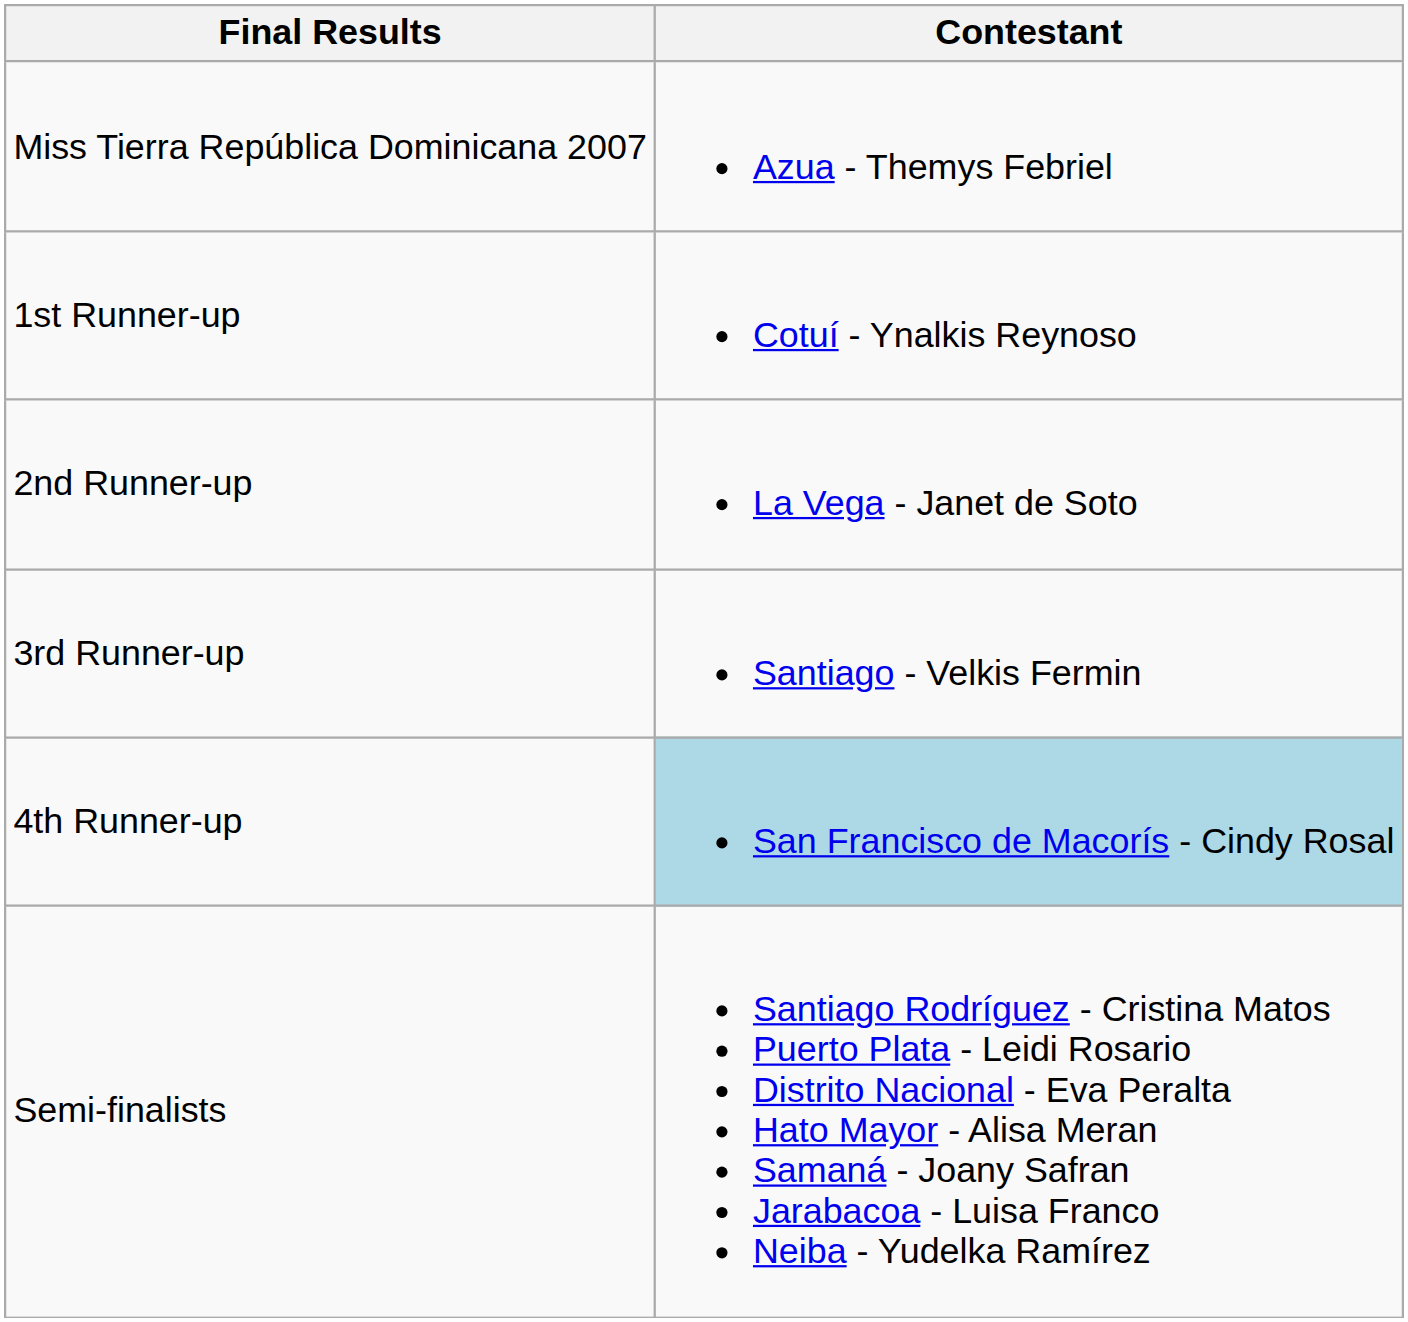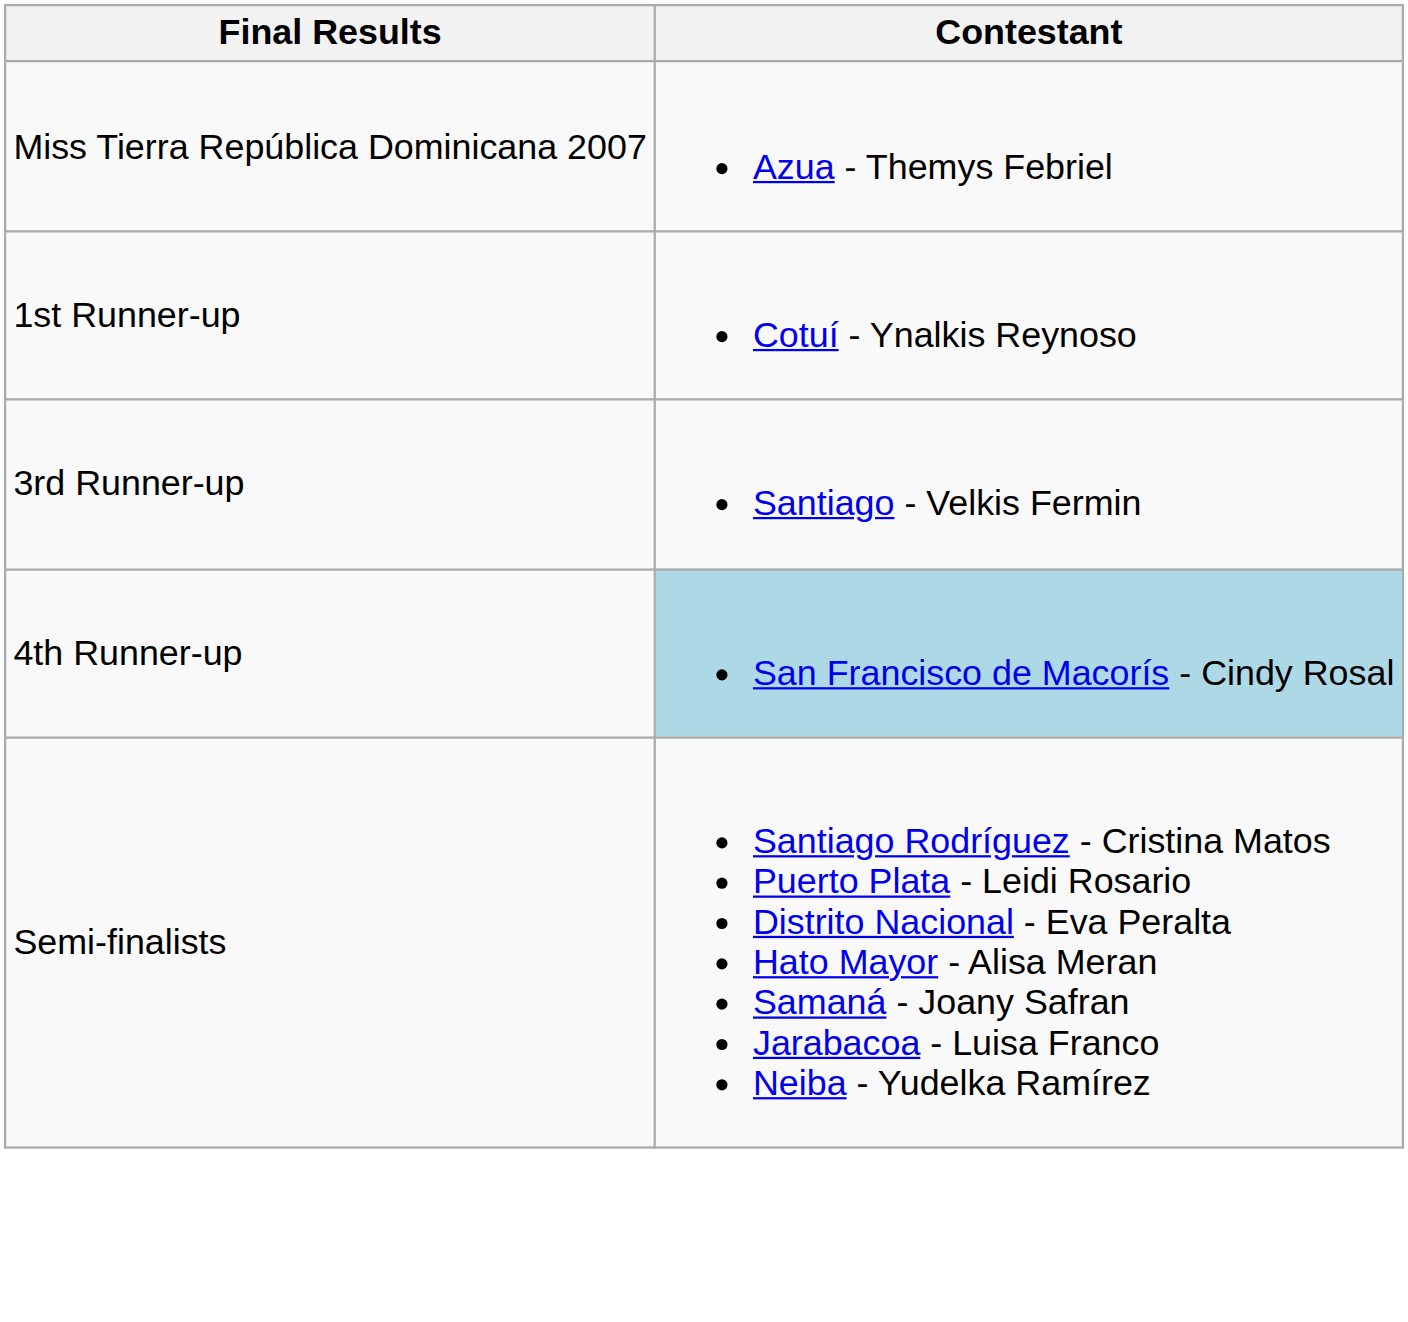- row: (133, 483)
